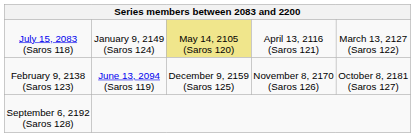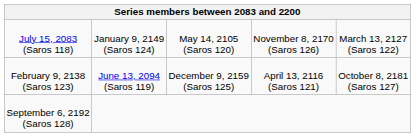(209, 44) khaki background -> (209, 44) no background
(294, 44) April 13, 2116 (Saros 121) -> (294, 44) November 8, 2170 (Saros 126)
(294, 81) November 8, 2170 (Saros 126) -> (294, 81) April 13, 2116 (Saros 121)
